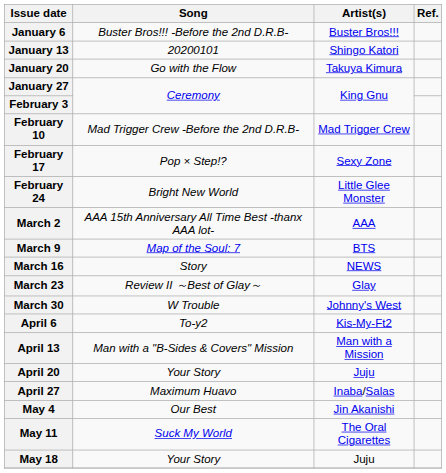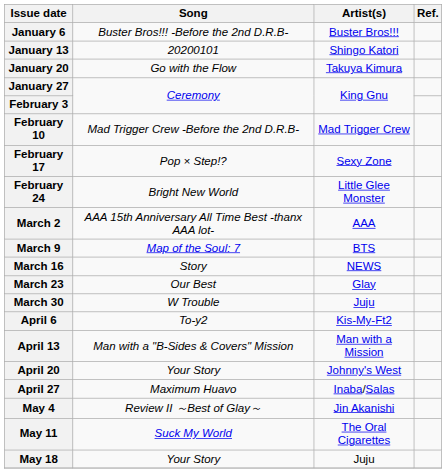(193, 285) Review II ～Best of Glay～ -> (193, 284) Our Best
(364, 305) Johnny's West -> (364, 302) Juju
(364, 372) Juju -> (364, 370) Johnny's West
(193, 409) Our Best -> (193, 408) Review II ～Best of Glay～
